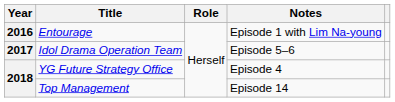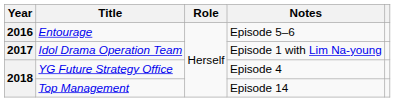(306, 32) Episode 1 with Lim Na-young -> (262, 32) Episode 5–6
(262, 50) Episode 5–6 -> (306, 50) Episode 1 with Lim Na-young
